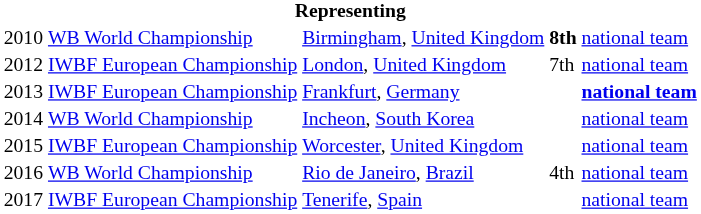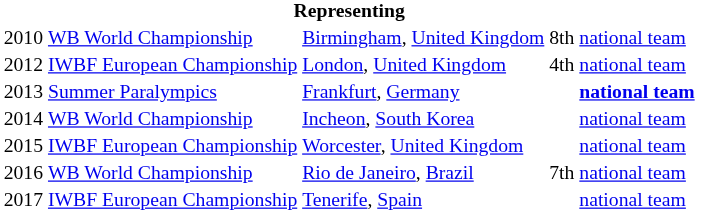(563, 37) bold -> (562, 37) normal
(562, 64) 7th -> (562, 64) 4th
(173, 91) IWBF European Championship -> (132, 91) Summer Paralympics
(562, 173) 4th -> (562, 173) 7th
